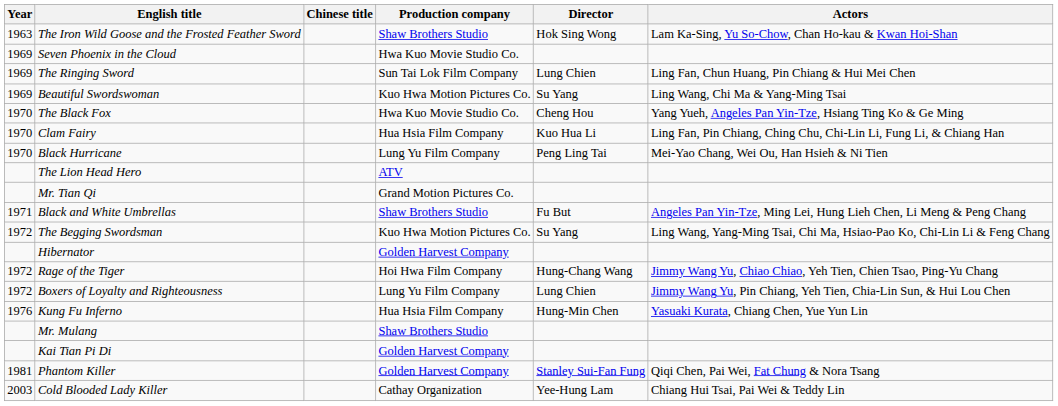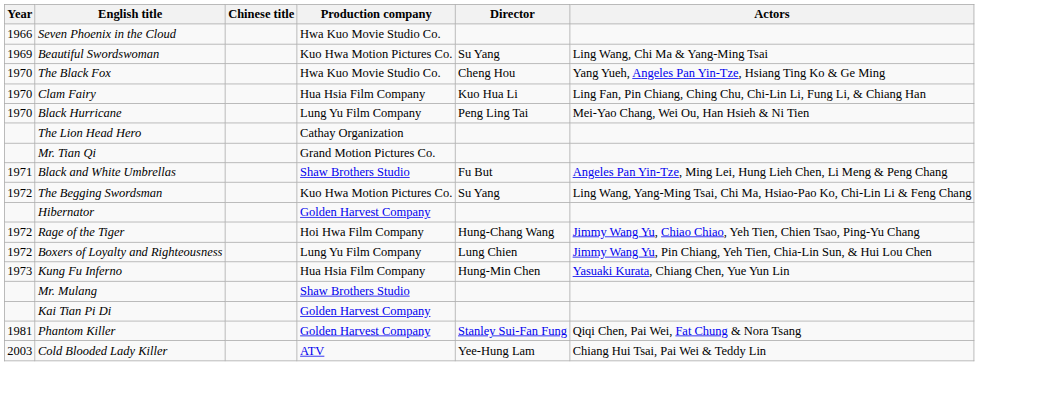- row: (169, 34)
(20, 53) 1969 -> (20, 34) 1966
- row: (86, 73)
(391, 172) ATV -> (352, 133) Cathay Organization
(20, 311) 1976 -> (20, 271) 1973
(430, 390) Cathay Organization -> (312, 350) ATV
